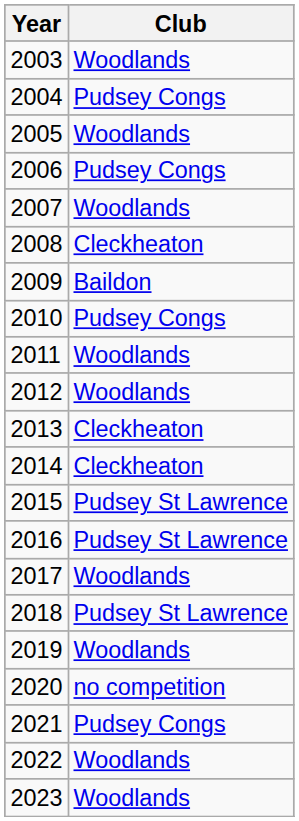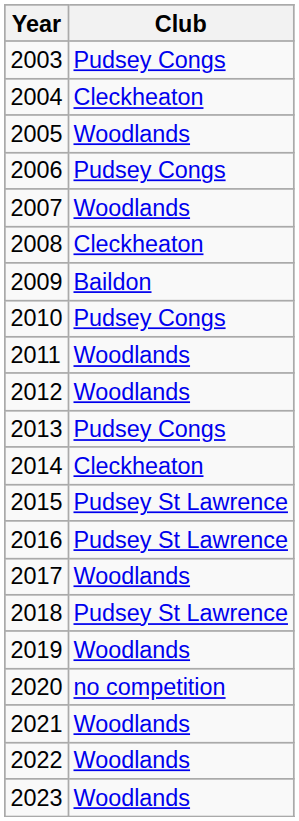(132, 60) Woodlands -> (150, 60) Pudsey Congs
(150, 97) Pudsey Congs -> (138, 97) Cleckheaton
(138, 428) Cleckheaton -> (150, 428) Pudsey Congs
(150, 723) Pudsey Congs -> (132, 723) Woodlands
